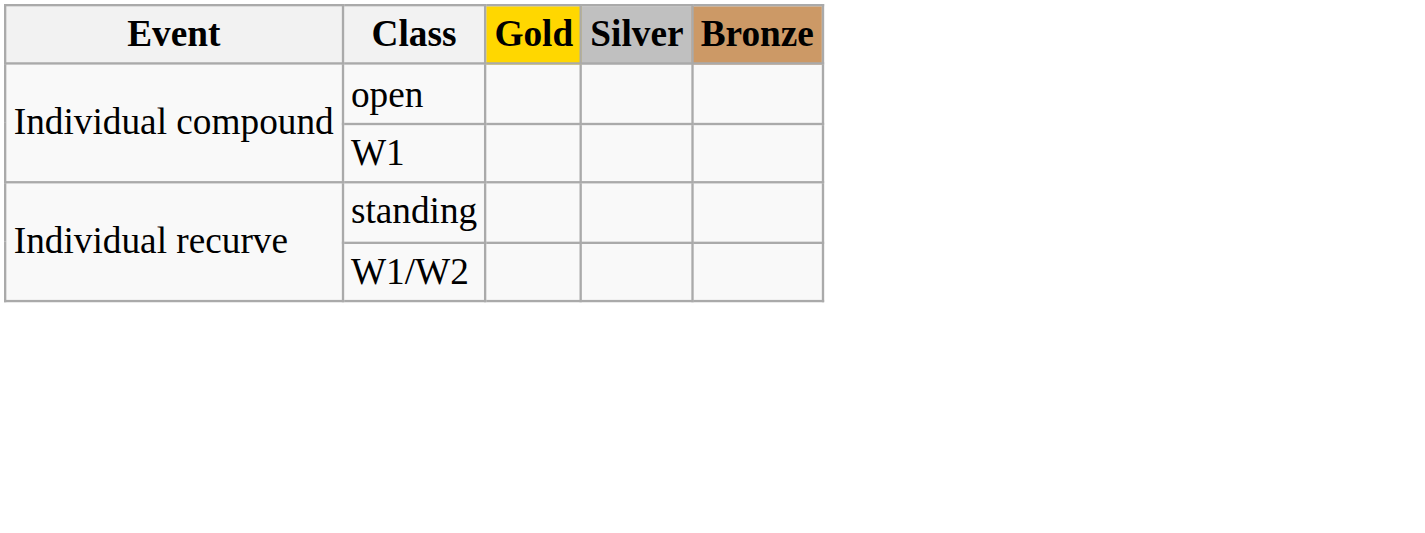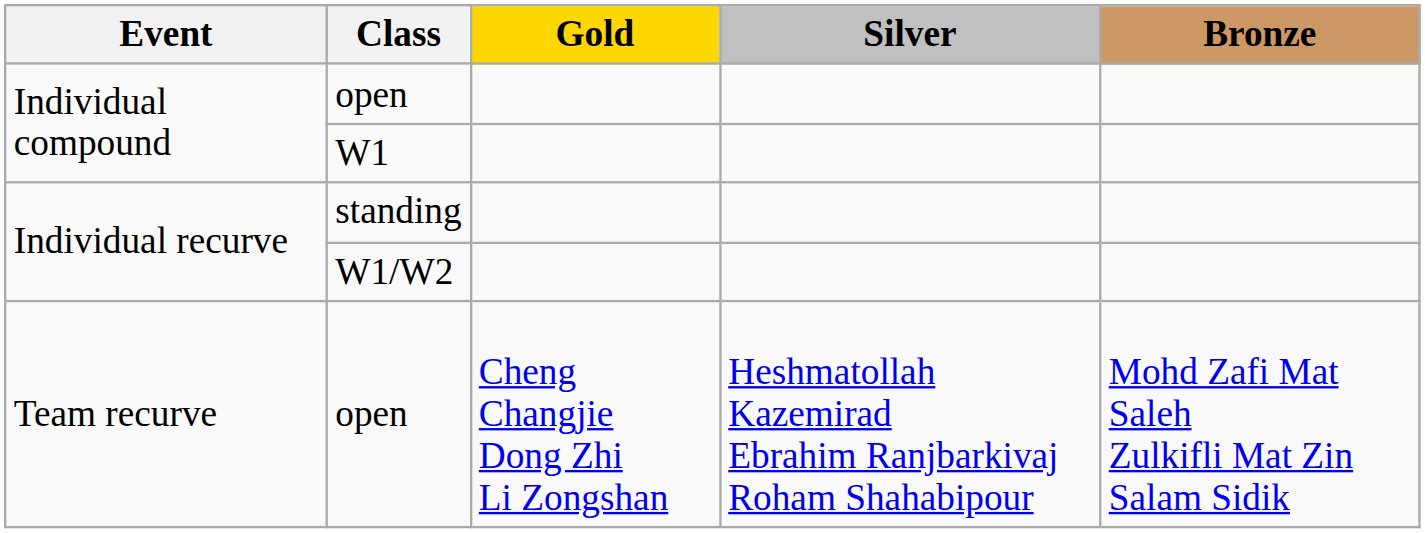+ row: (115, 413)
